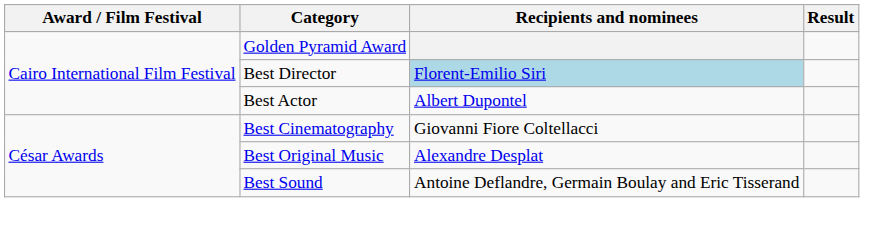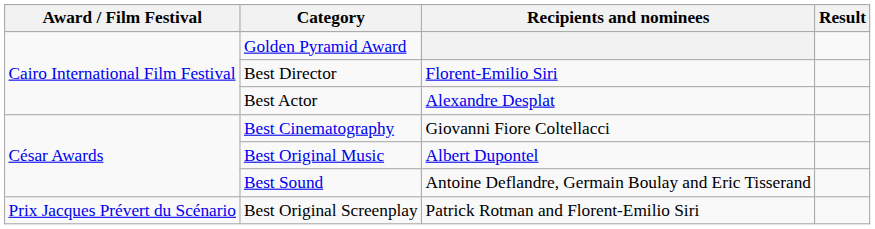(480, 73) lightblue background -> (492, 73) no background
(470, 100) Albert Dupontel -> (490, 100) Alexandre Desplat
(479, 155) Alexandre Desplat -> (482, 155) Albert Dupontel
+ row: (331, 210)
